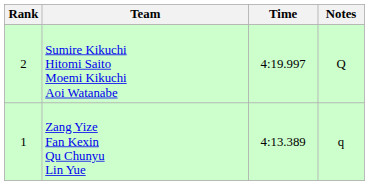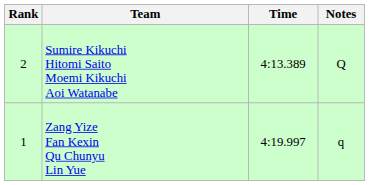(283, 63) 4:19.997 -> (283, 63) 4:13.389
(283, 141) 4:13.389 -> (283, 141) 4:19.997
